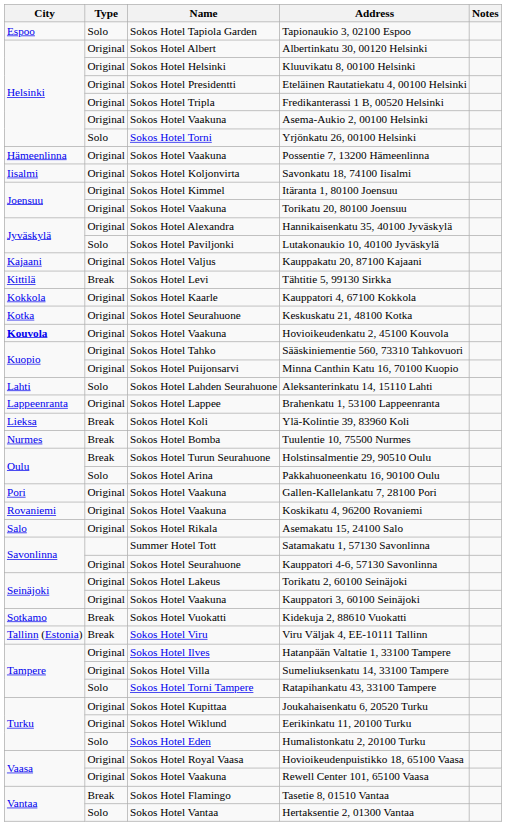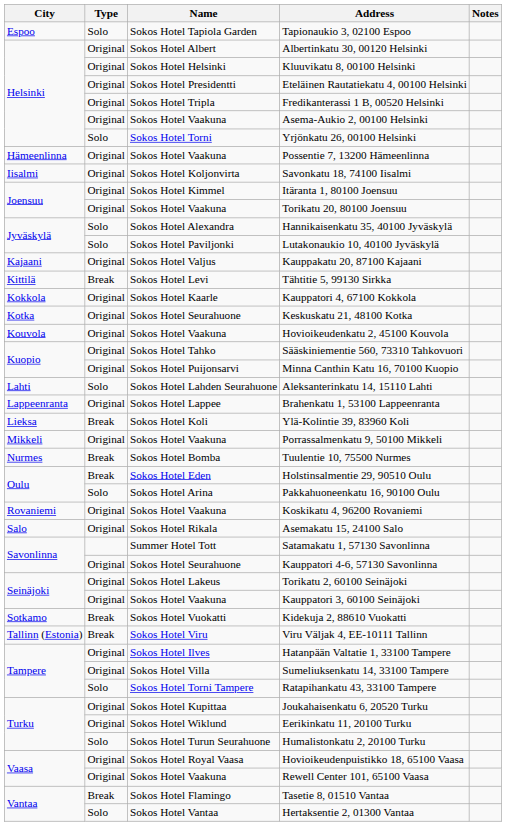(106, 226) Original -> (98, 226) Solo
(27, 333) bold -> (26, 333) normal
+ row: (362, 439)
(200, 457) Sokos Hotel Turun Seurahuone -> (170, 475) Sokos Hotel Eden
- row: (359, 492)
(170, 741) Sokos Hotel Eden -> (200, 741) Sokos Hotel Turun Seurahuone
